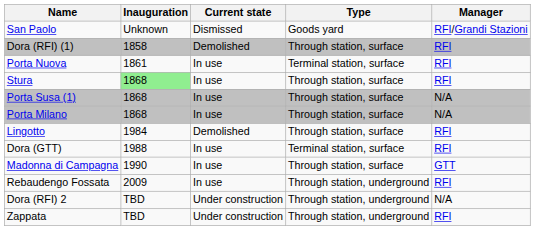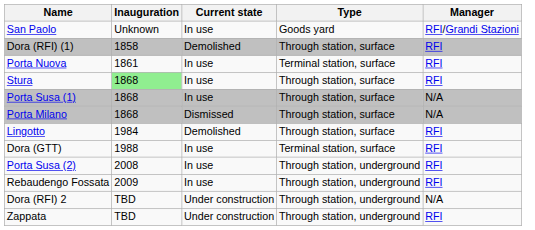(218, 30) Dismissed -> (199, 30) In use
(208, 115) In use -> (209, 115) Dismissed
- row: (63, 166)
+ row: (41, 166)
